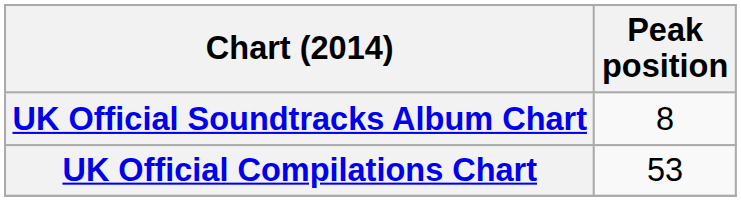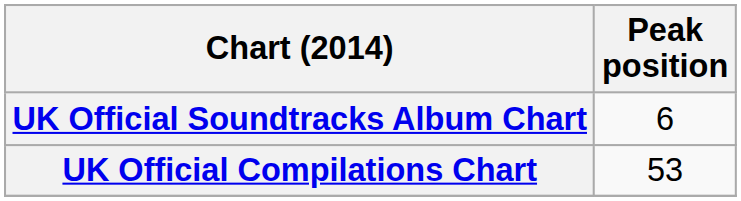(665, 118) 8 -> (665, 118) 6
